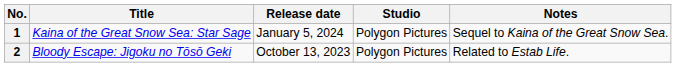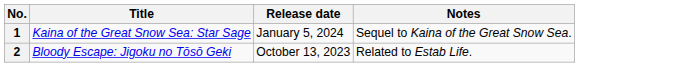- column: (402, 14)
